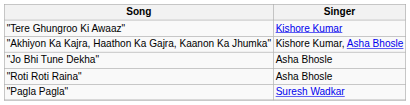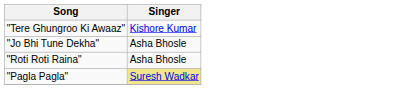- row: (139, 44)
(310, 92) no background -> (164, 76) khaki background
